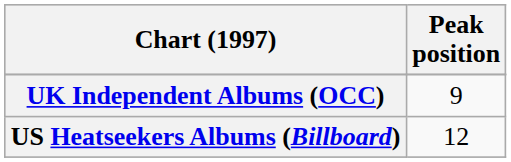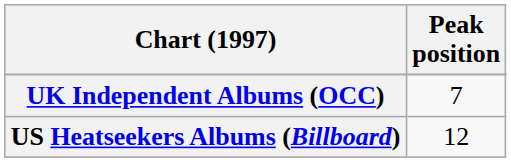(456, 95) 9 -> (456, 95) 7
